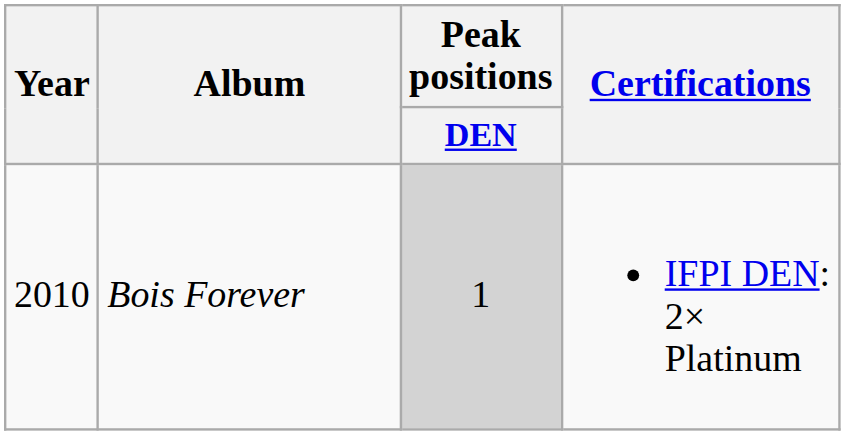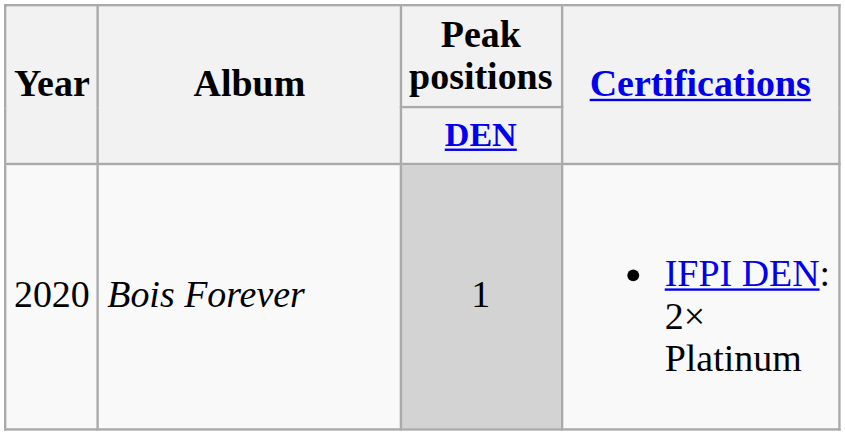(52, 295) 2010 -> (52, 295) 2020
